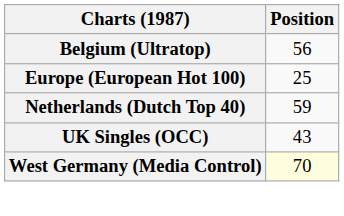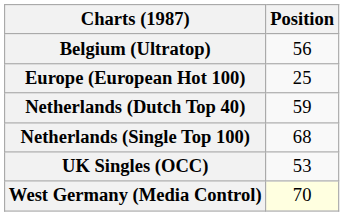+ row: (135, 136)
(302, 136) 43 -> (302, 166) 53
